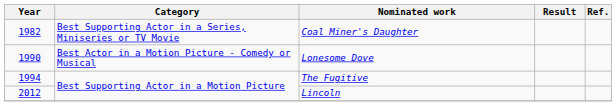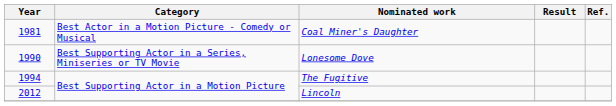(30, 32) 1982 -> (30, 32) 1981
(152, 32) Best Supporting Actor in a Series, Miniseries or TV Movie -> (174, 32) Best Actor in a Motion Picture - Comedy or Musical
(174, 58) Best Actor in a Motion Picture - Comedy or Musical -> (152, 58) Best Supporting Actor in a Series, Miniseries or TV Movie
